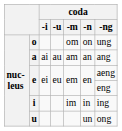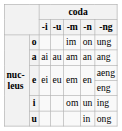(72, 42) om -> (71, 42) im
(71, 103) im -> (72, 103) om
(87, 103) in -> (88, 103) un
(88, 118) un -> (87, 118) in
